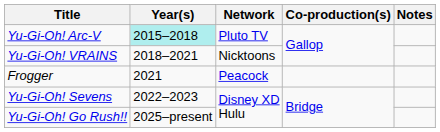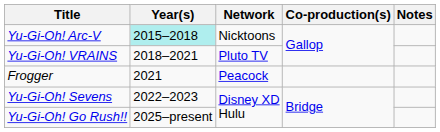(243, 35) Pluto TV -> (247, 35) Nicktoons
(247, 55) Nicktoons -> (243, 55) Pluto TV
